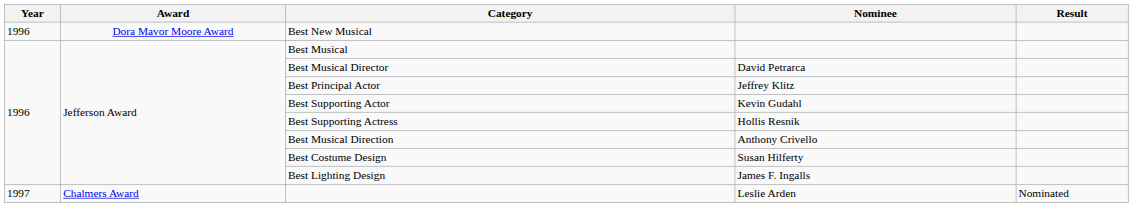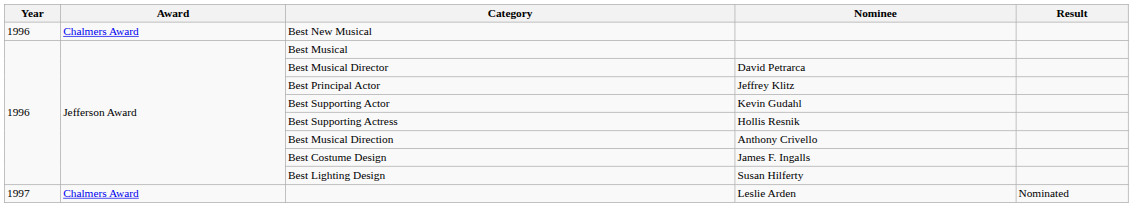(173, 31) Dora Mavor Moore Award -> (101, 31) Chalmers Award
(770, 157) Susan Hilferty -> (774, 157) James F. Ingalls
(774, 175) James F. Ingalls -> (770, 175) Susan Hilferty
